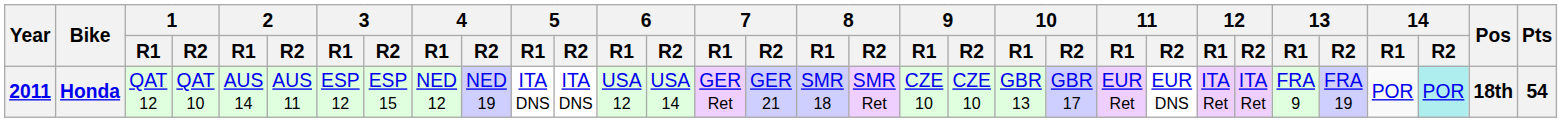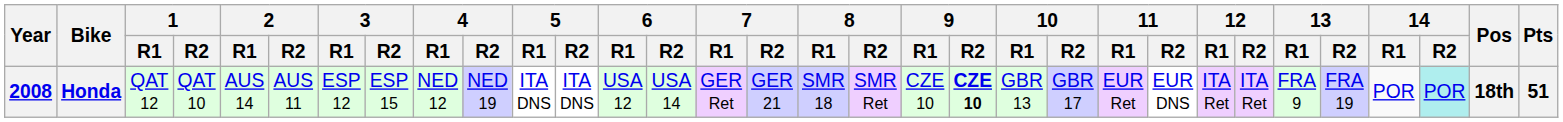(30, 92) 2011 -> (31, 92) 2008
(972, 92) normal -> (973, 92) bold
(1537, 92) 54 -> (1538, 92) 51
